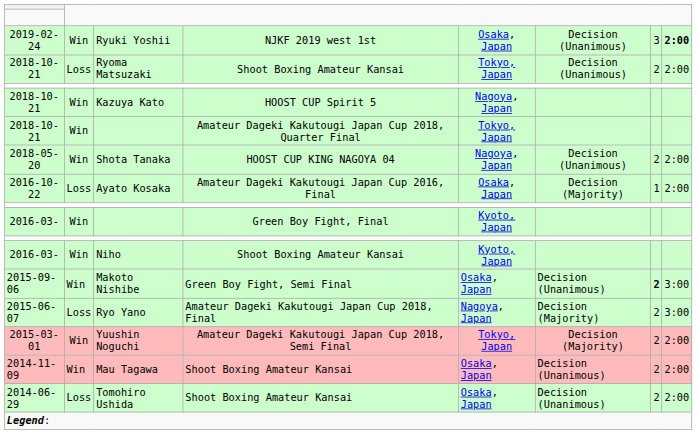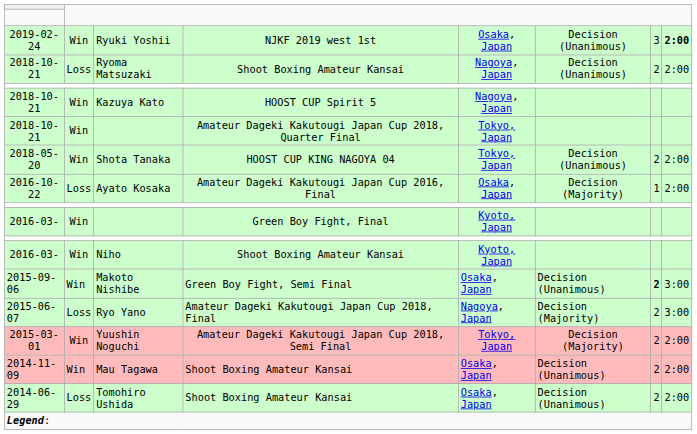(497, 69) Tokyo, Japan -> (497, 69) Nagoya, Japan
(497, 160) Nagoya, Japan -> (497, 160) Tokyo, Japan
